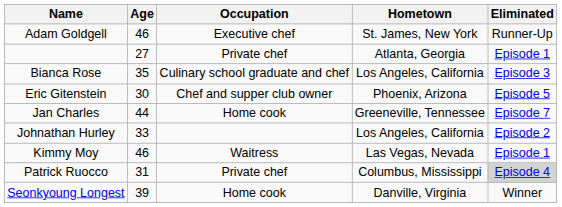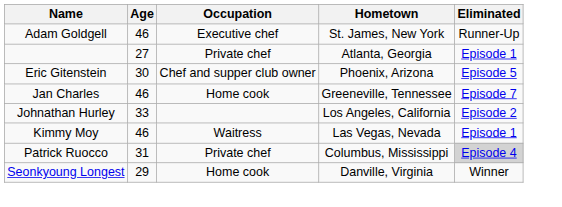- row: (66, 73)
(142, 113) 44 -> (142, 93) 46
(142, 192) 39 -> (142, 172) 29
